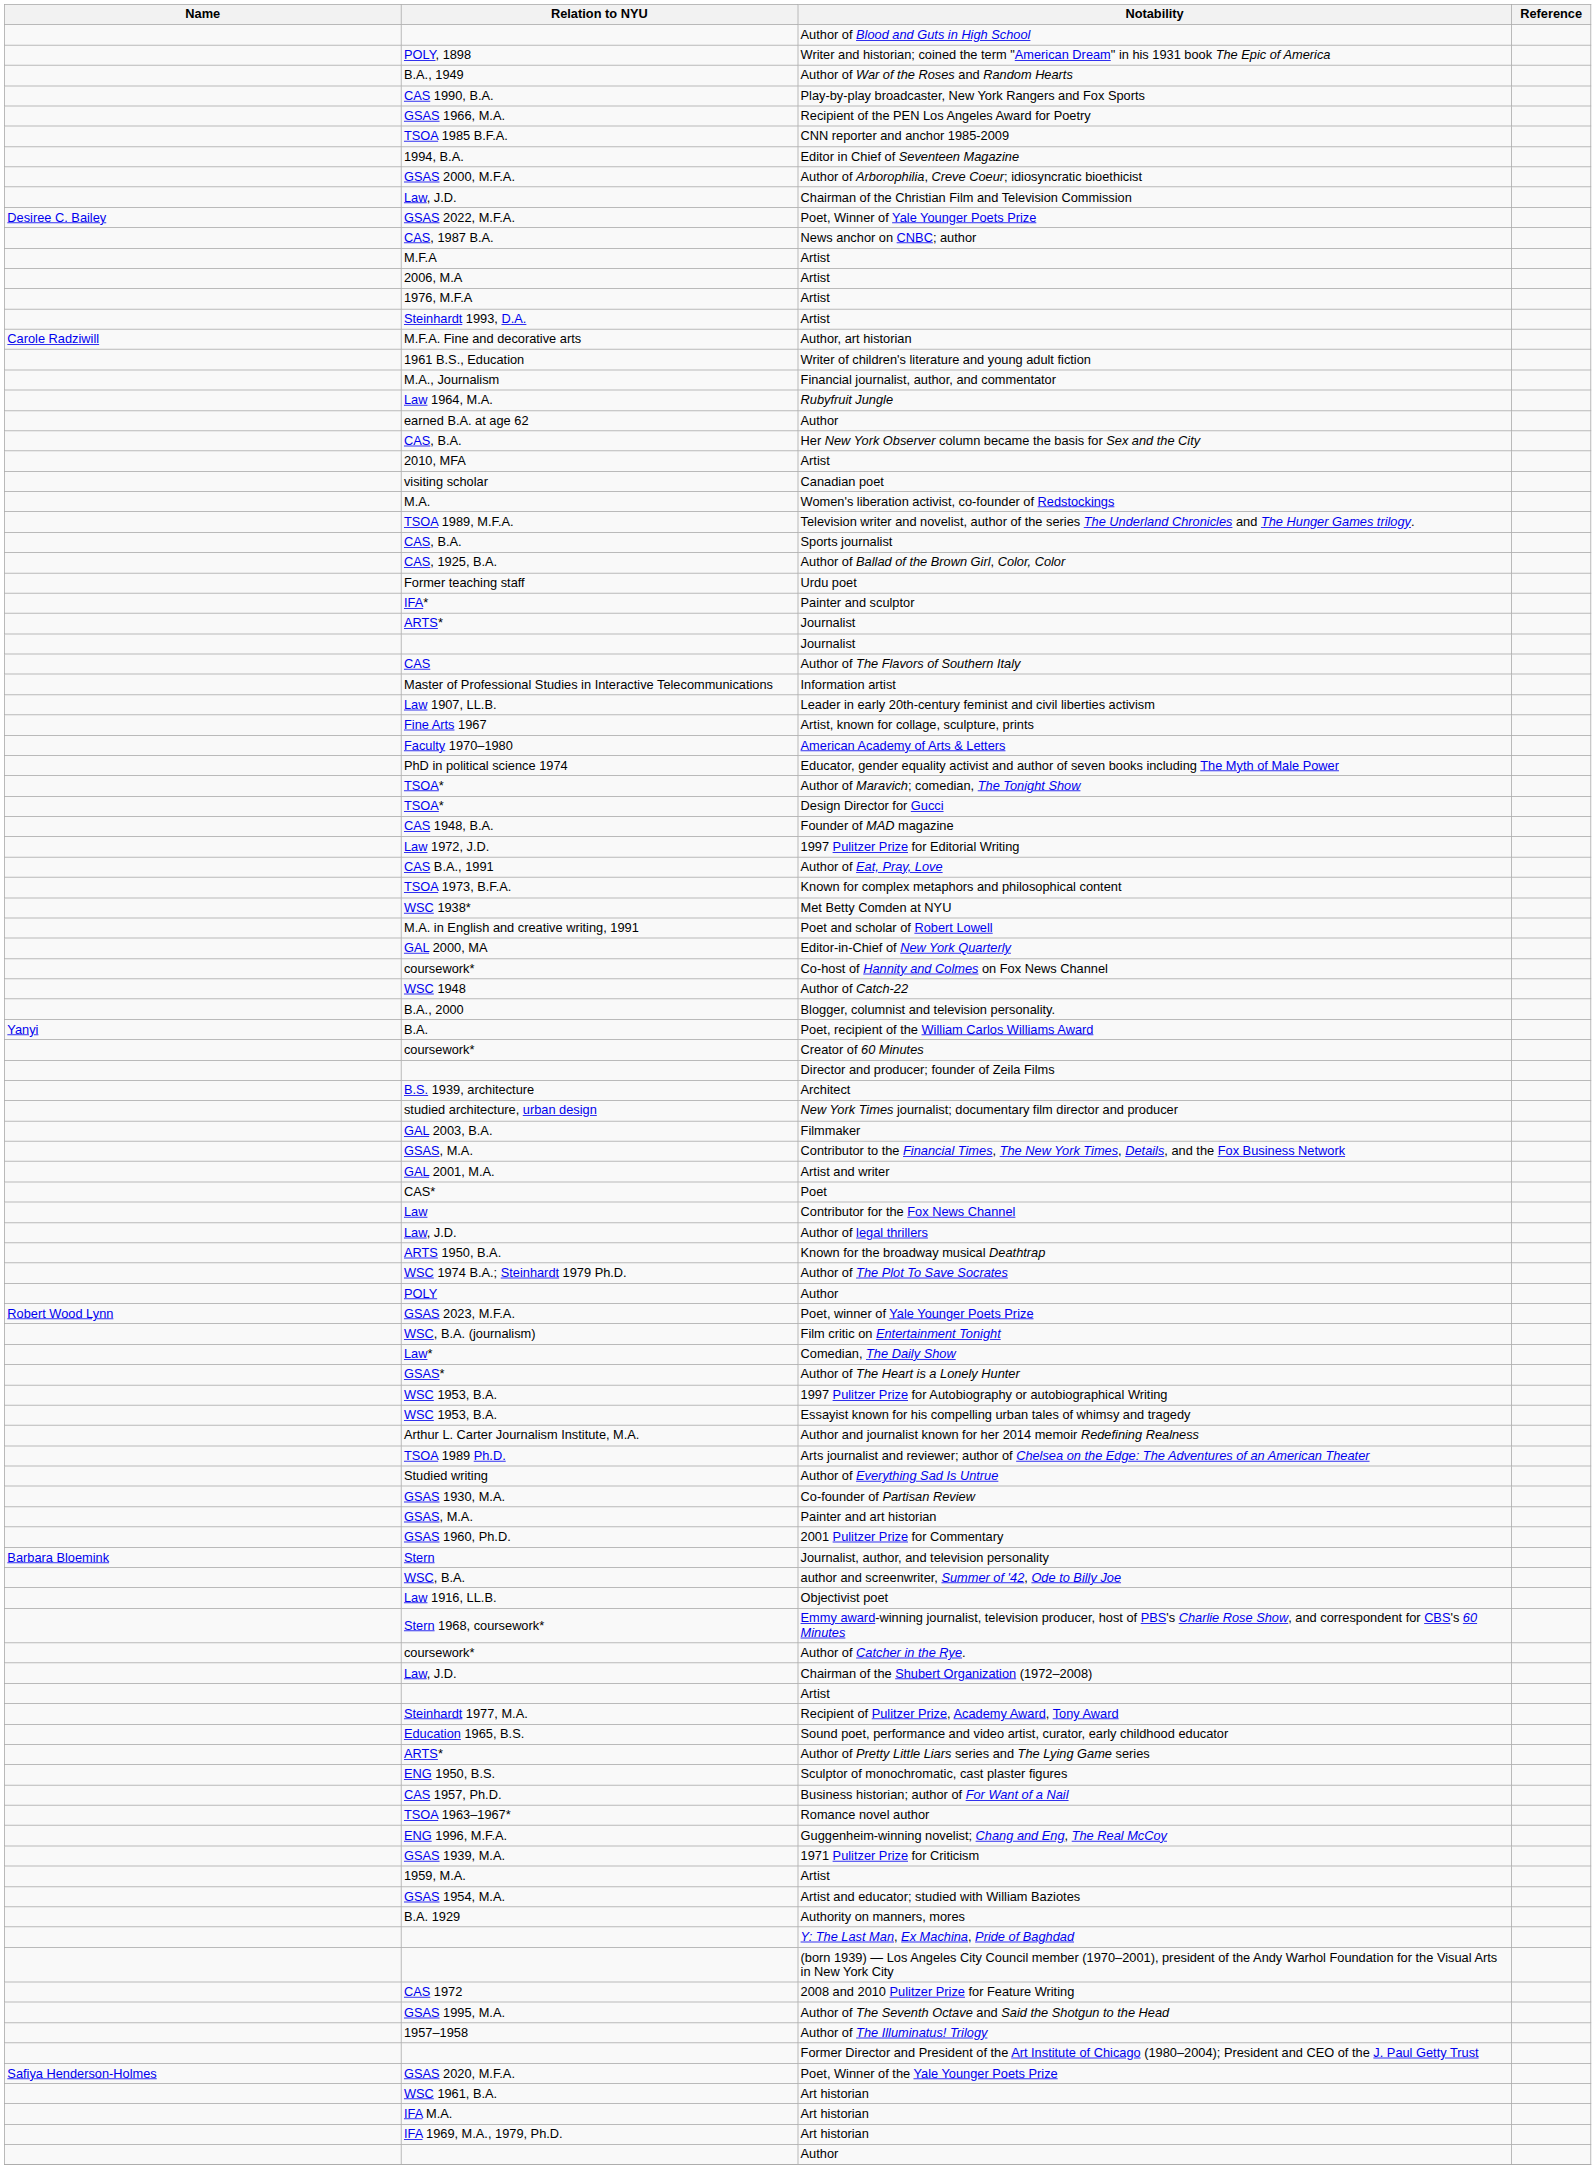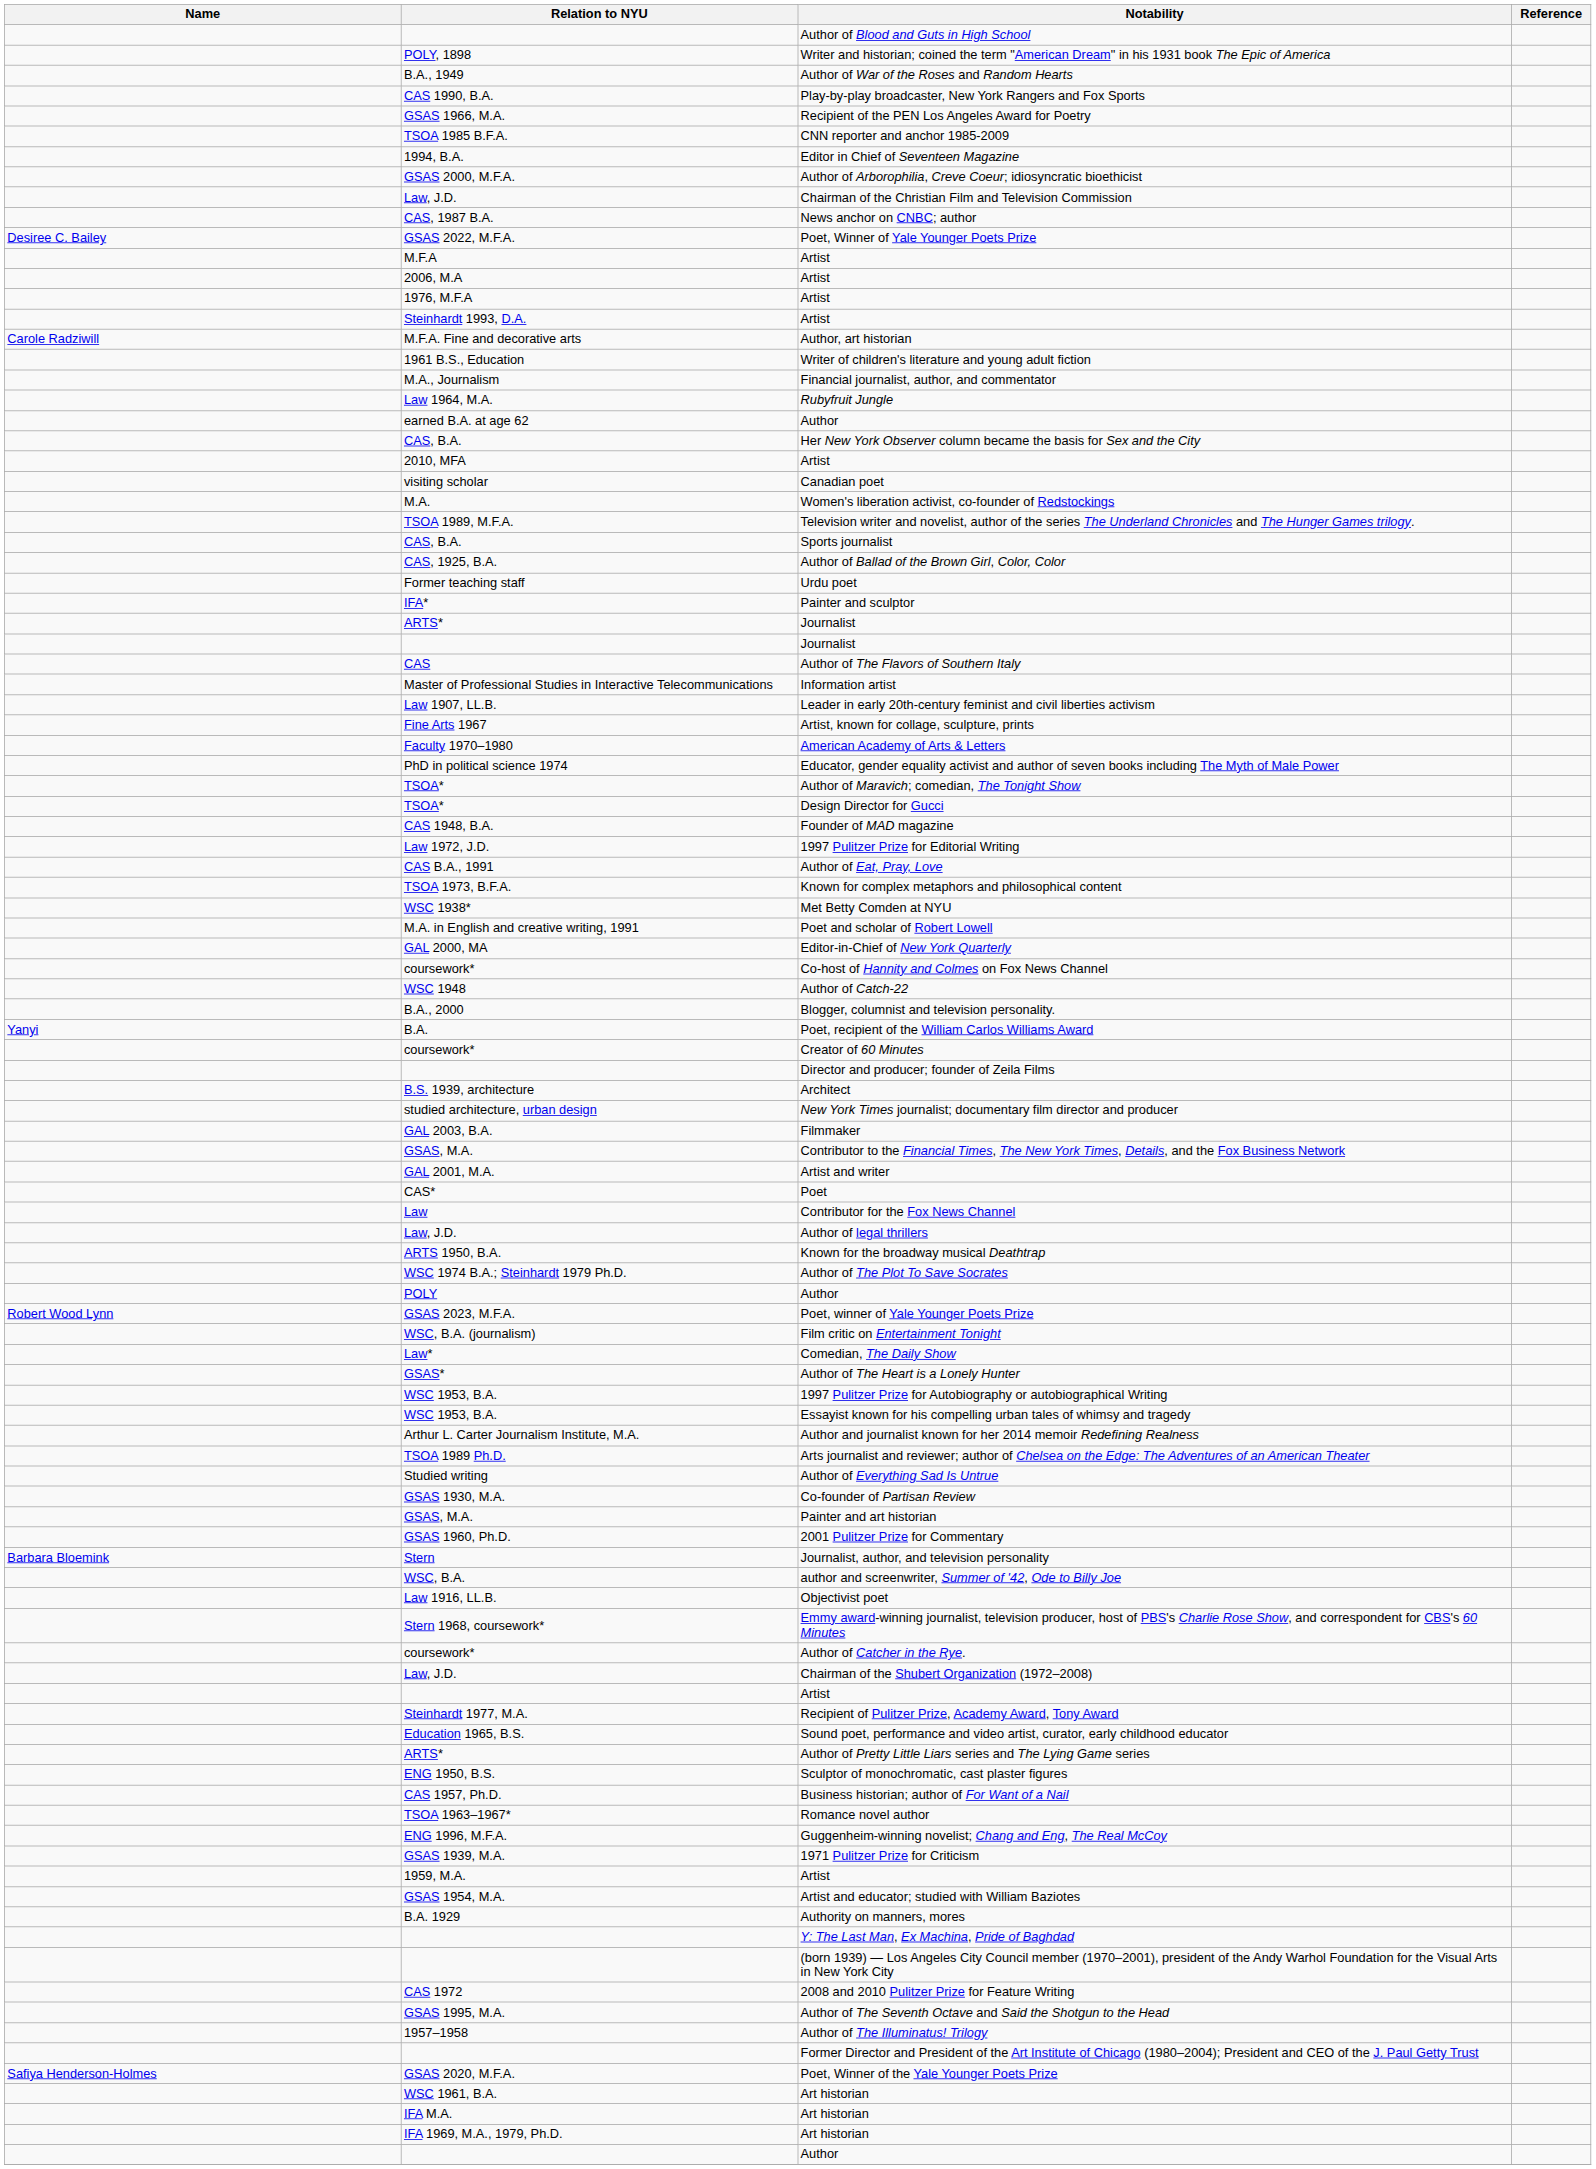rows swapped: (459, 217) <-> (449, 237)
